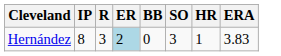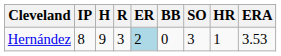+ column: (105, 16)
(237, 39) 3.83 -> (255, 39) 3.53
